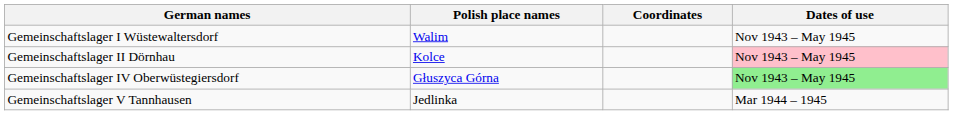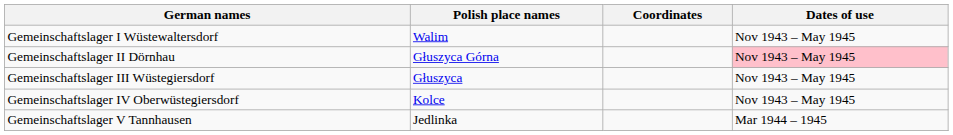(429, 57) Kolce -> (456, 57) Głuszyca Górna
+ row: (111, 78)
(456, 78) Głuszyca Górna -> (429, 99) Kolce
(795, 78) lightgreen background -> (795, 99) no background
